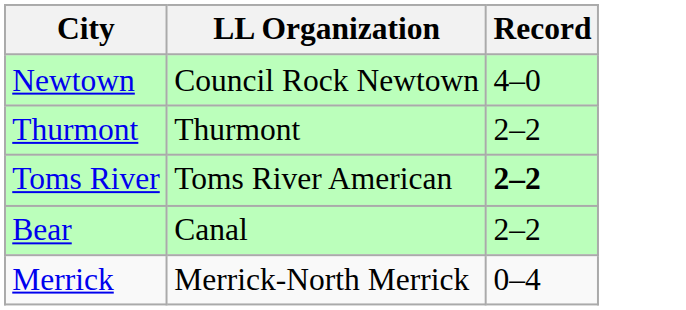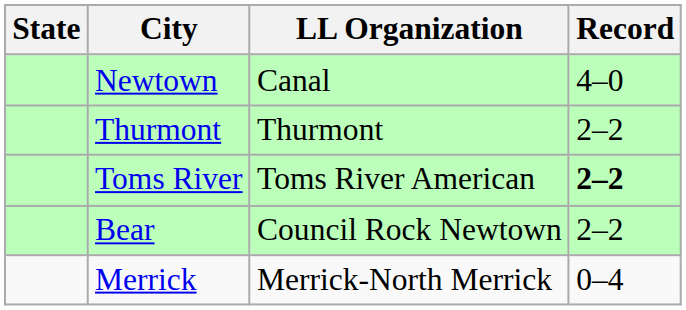+ column: (46, 29)
(327, 79) Council Rock Newtown -> (294, 79) Canal
(211, 229) Canal -> (409, 229) Council Rock Newtown
